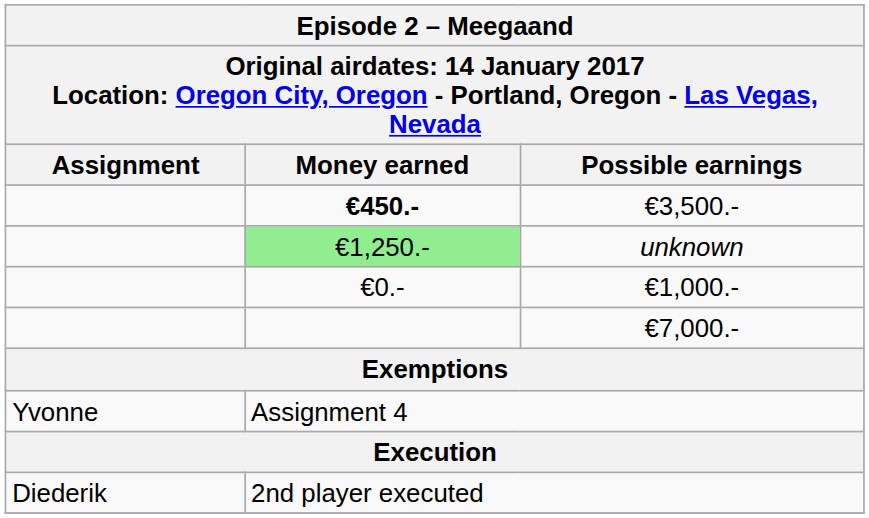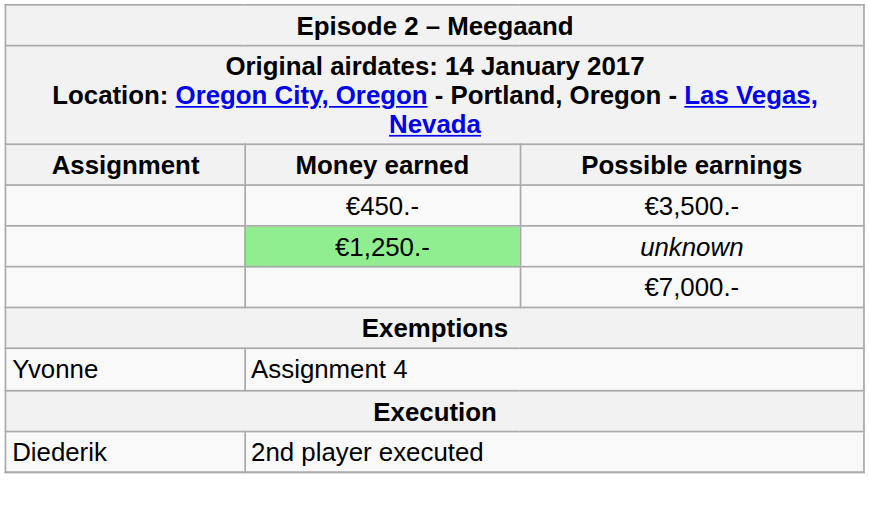(382, 206) bold -> (382, 206) normal
- row: (692, 288)
